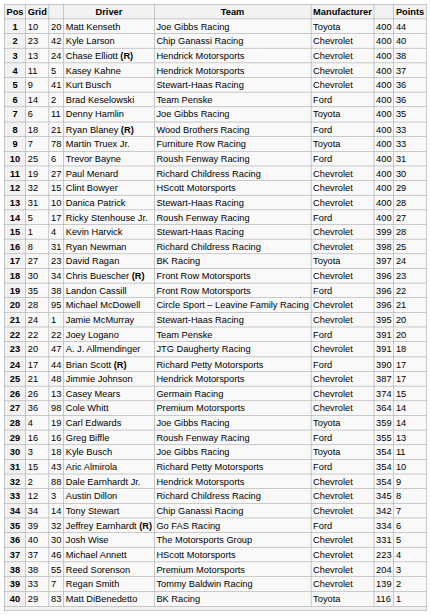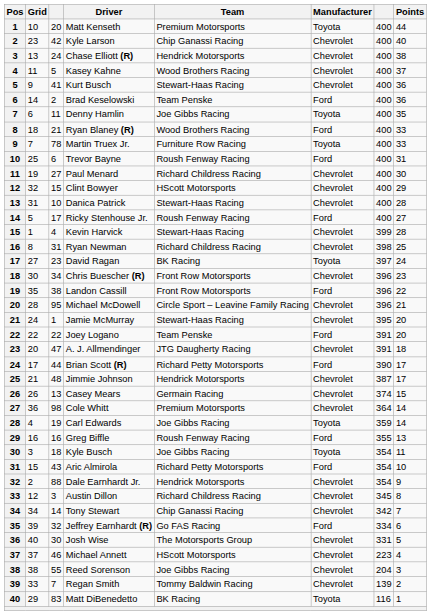(193, 27) Joe Gibbs Racing -> (201, 27) Premium Motorsports
(200, 71) Hendrick Motorsports -> (203, 71) Wood Brothers Racing
(201, 570) Premium Motorsports -> (193, 570) Joe Gibbs Racing
